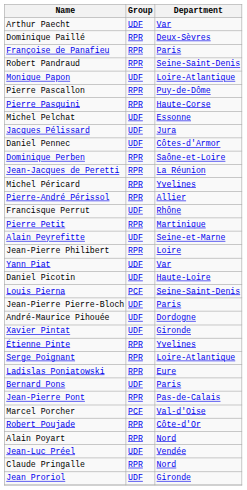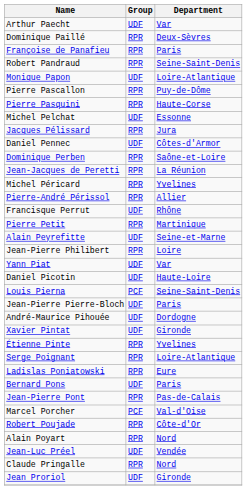(135, 131) UDF -> (135, 131) RPR
